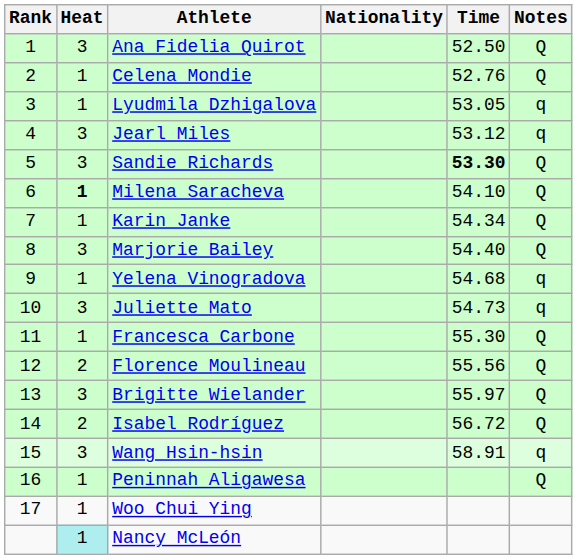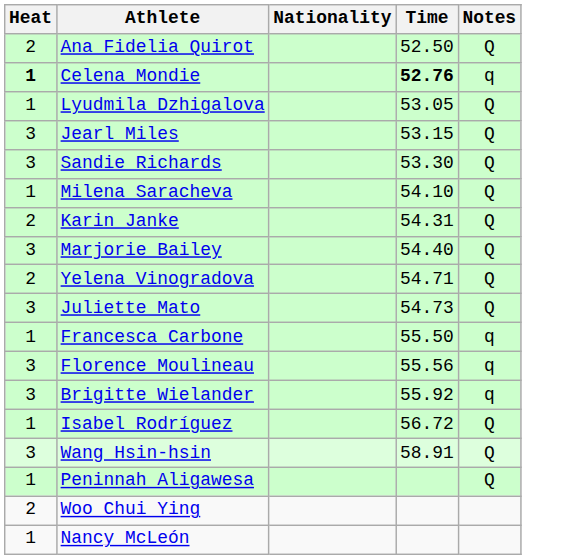- column: (31, 20)
(82, 48) 3 -> (31, 48) 2
(82, 77) normal -> (31, 77) bold
(479, 77) normal -> (427, 77) bold
(541, 77) Q -> (489, 77) q
(541, 106) q -> (489, 106) Q
(479, 135) 53.12 -> (427, 135) 53.15
(541, 135) q -> (489, 135) Q
(479, 164) bold -> (427, 164) normal
(82, 193) bold -> (31, 193) normal
(82, 222) 1 -> (31, 222) 2
(479, 222) 54.34 -> (427, 222) 54.31
(82, 280) 1 -> (31, 280) 2
(479, 280) 54.68 -> (427, 280) 54.71
(541, 280) q -> (489, 280) Q
(541, 309) q -> (489, 309) Q
(479, 338) 55.30 -> (427, 338) 55.50
(541, 338) Q -> (489, 338) q
(82, 366) 2 -> (31, 366) 3
(541, 366) Q -> (489, 366) q
(479, 395) 55.97 -> (427, 395) 55.92
(541, 395) Q -> (489, 395) q
(82, 424) 2 -> (31, 424) 1
(541, 453) q -> (489, 453) Q
(82, 511) 1 -> (31, 511) 2
(82, 540) paleturquoise background -> (31, 540) no background
